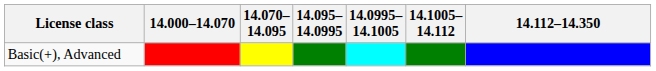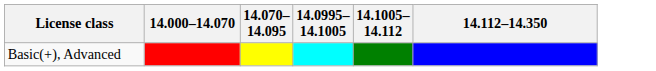- column: (319, 23)
